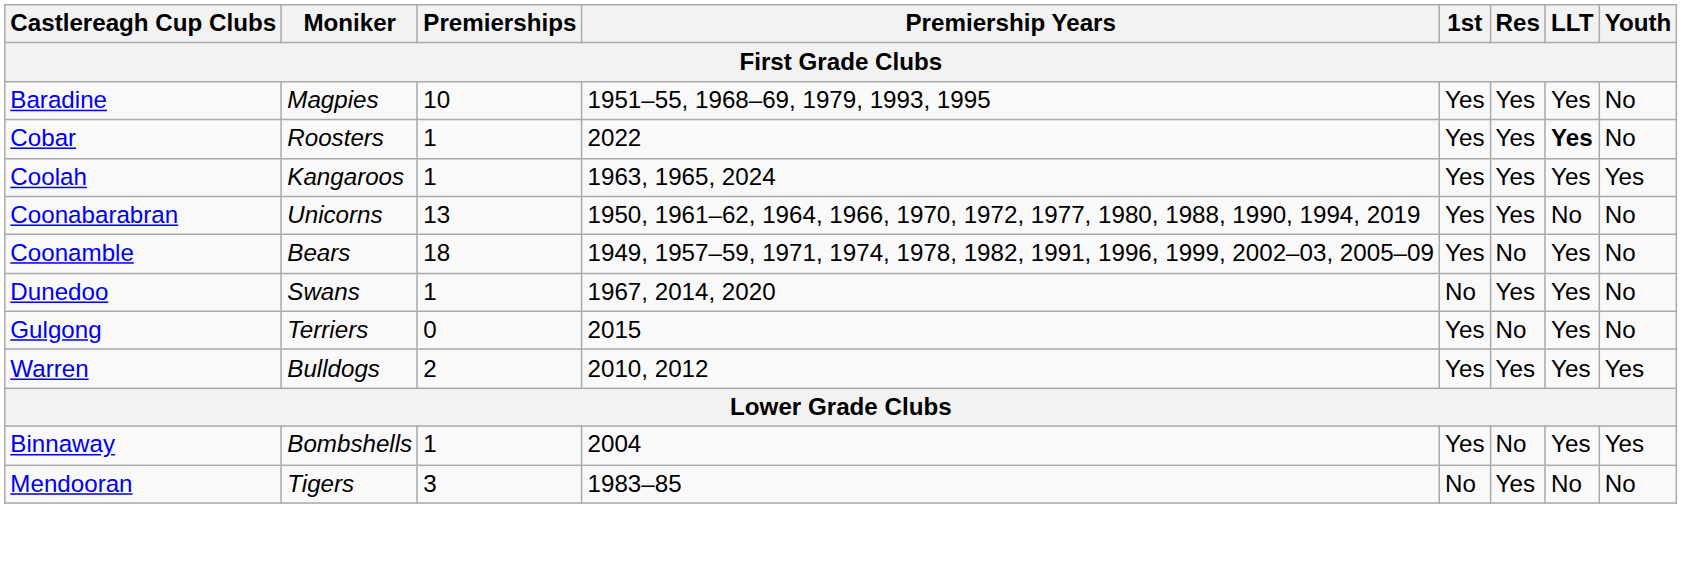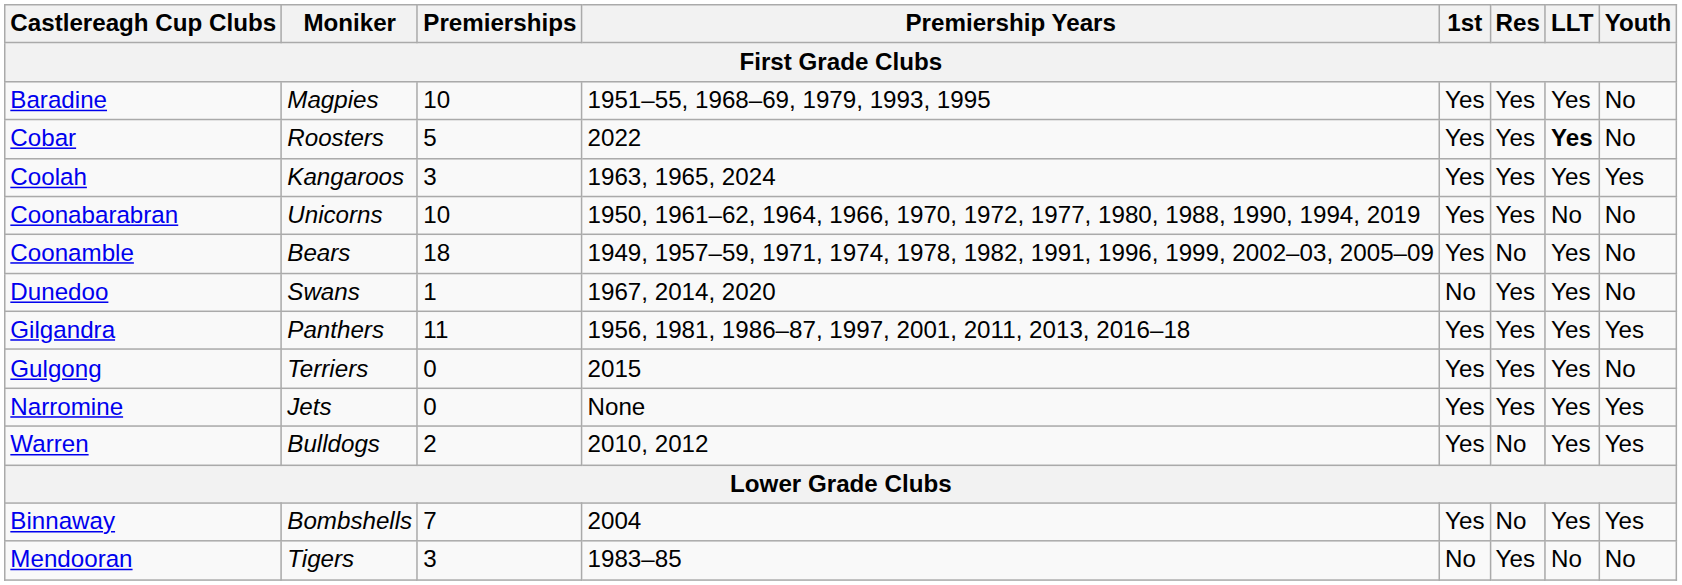(430, 138) 1 -> (430, 138) 5
(430, 176) 1 -> (430, 176) 3
(437, 215) 13 -> (437, 215) 10
+ row: (63, 330)
(1511, 330) No -> (1515, 368) Yes
+ row: (67, 406)
(1515, 368) Yes -> (1511, 445) No
(430, 445) 1 -> (430, 521) 7
